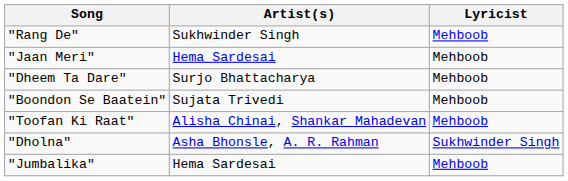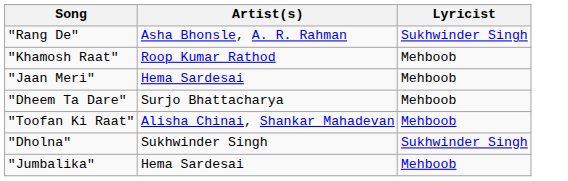(236, 37) Sukhwinder Singh -> (244, 37) Asha Bhonsle, A. R. Rahman
(460, 37) Mehboob -> (464, 37) Sukhwinder Singh
+ row: (63, 58)
- row: (87, 101)
(276, 144) Asha Bhonsle, A. R. Rahman -> (204, 144) Sukhwinder Singh
